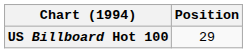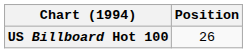(207, 37) 29 -> (207, 37) 26
